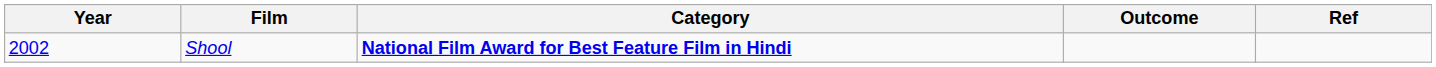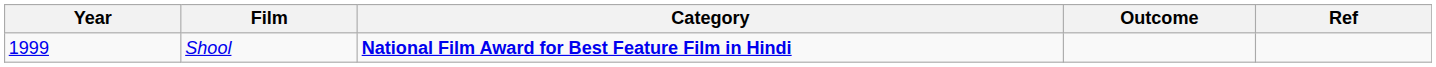(29, 47) 2002 -> (29, 47) 1999
